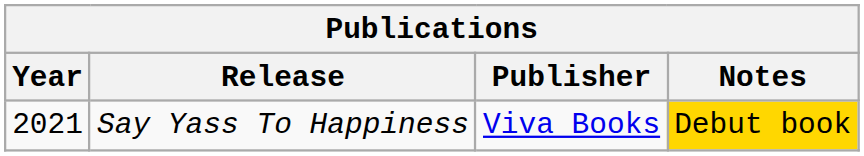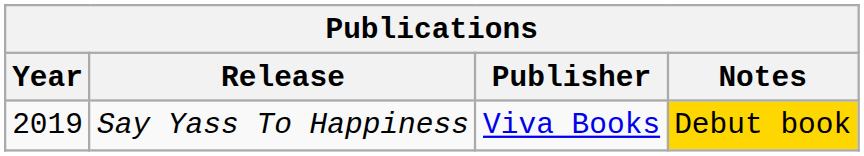(48, 125) 2021 -> (48, 125) 2019
